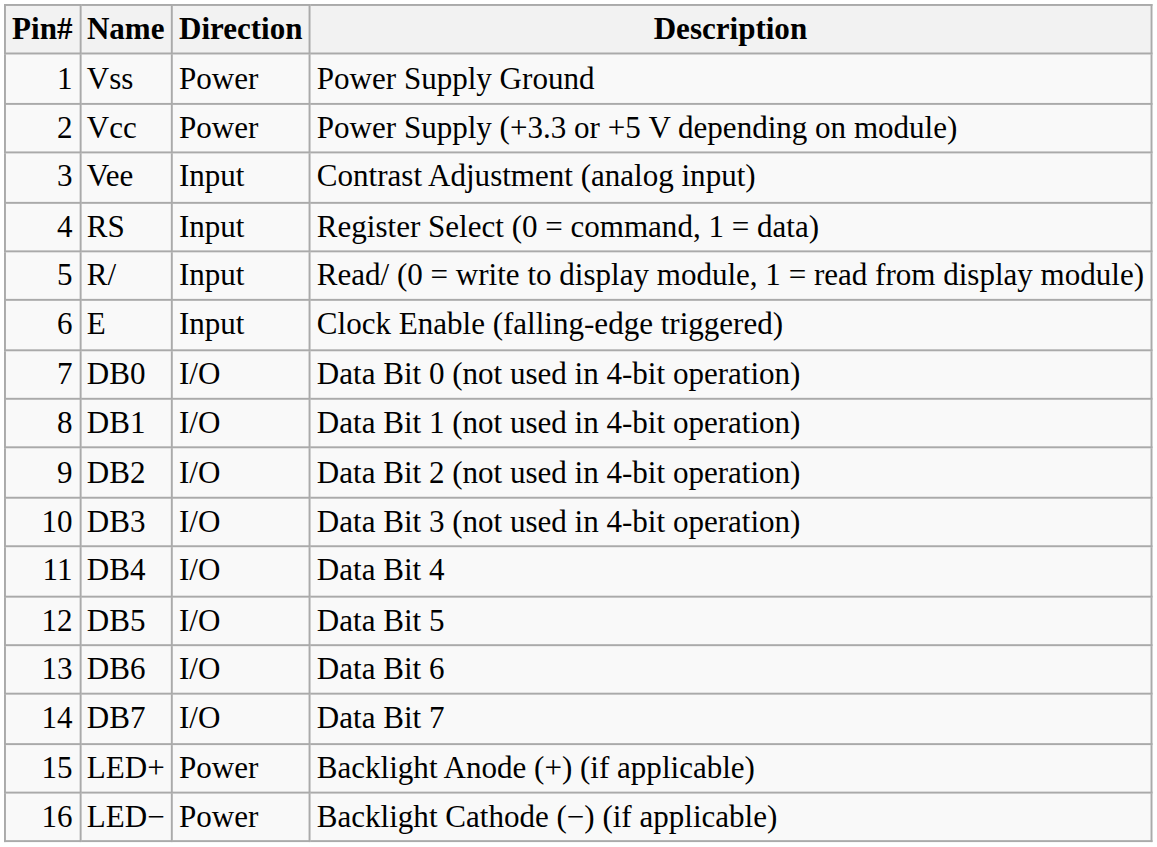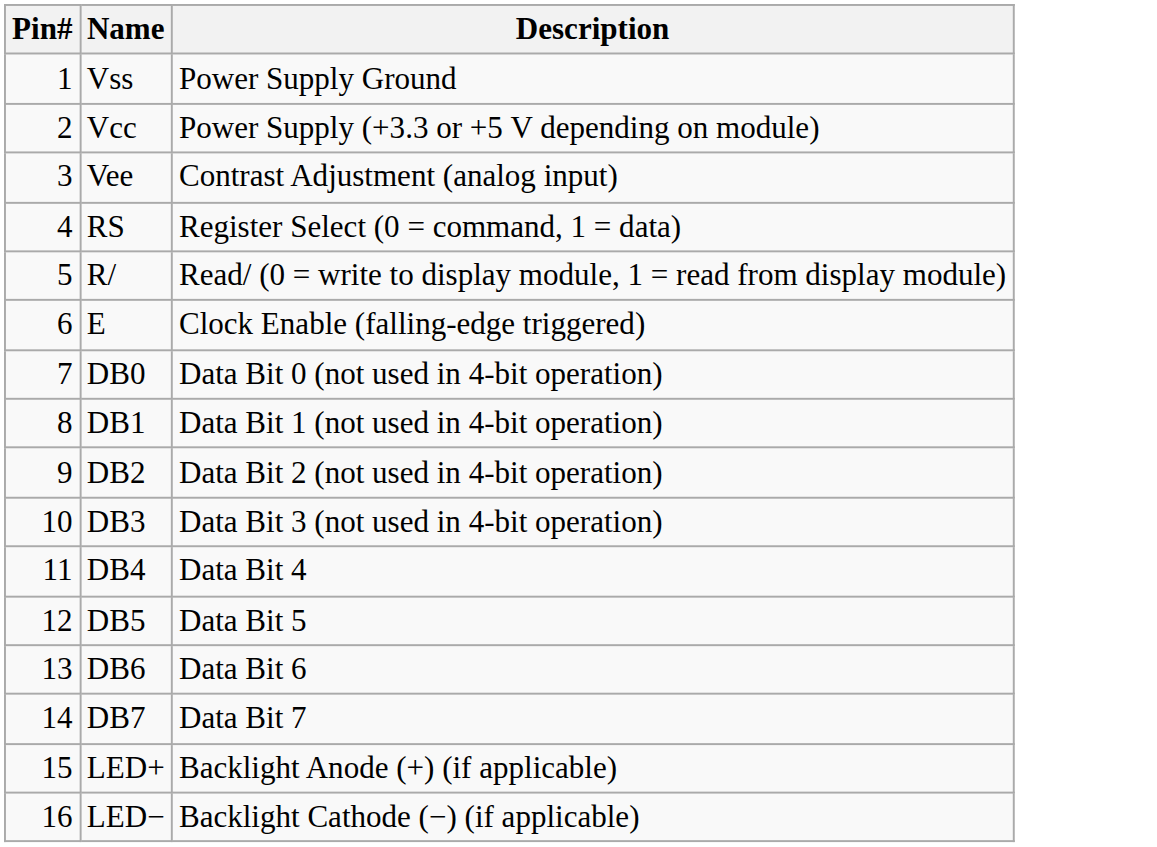- column: (241, 29)
